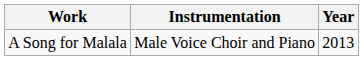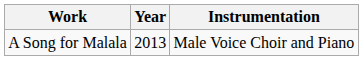columns swapped: (225, 17) <-> (338, 17)
